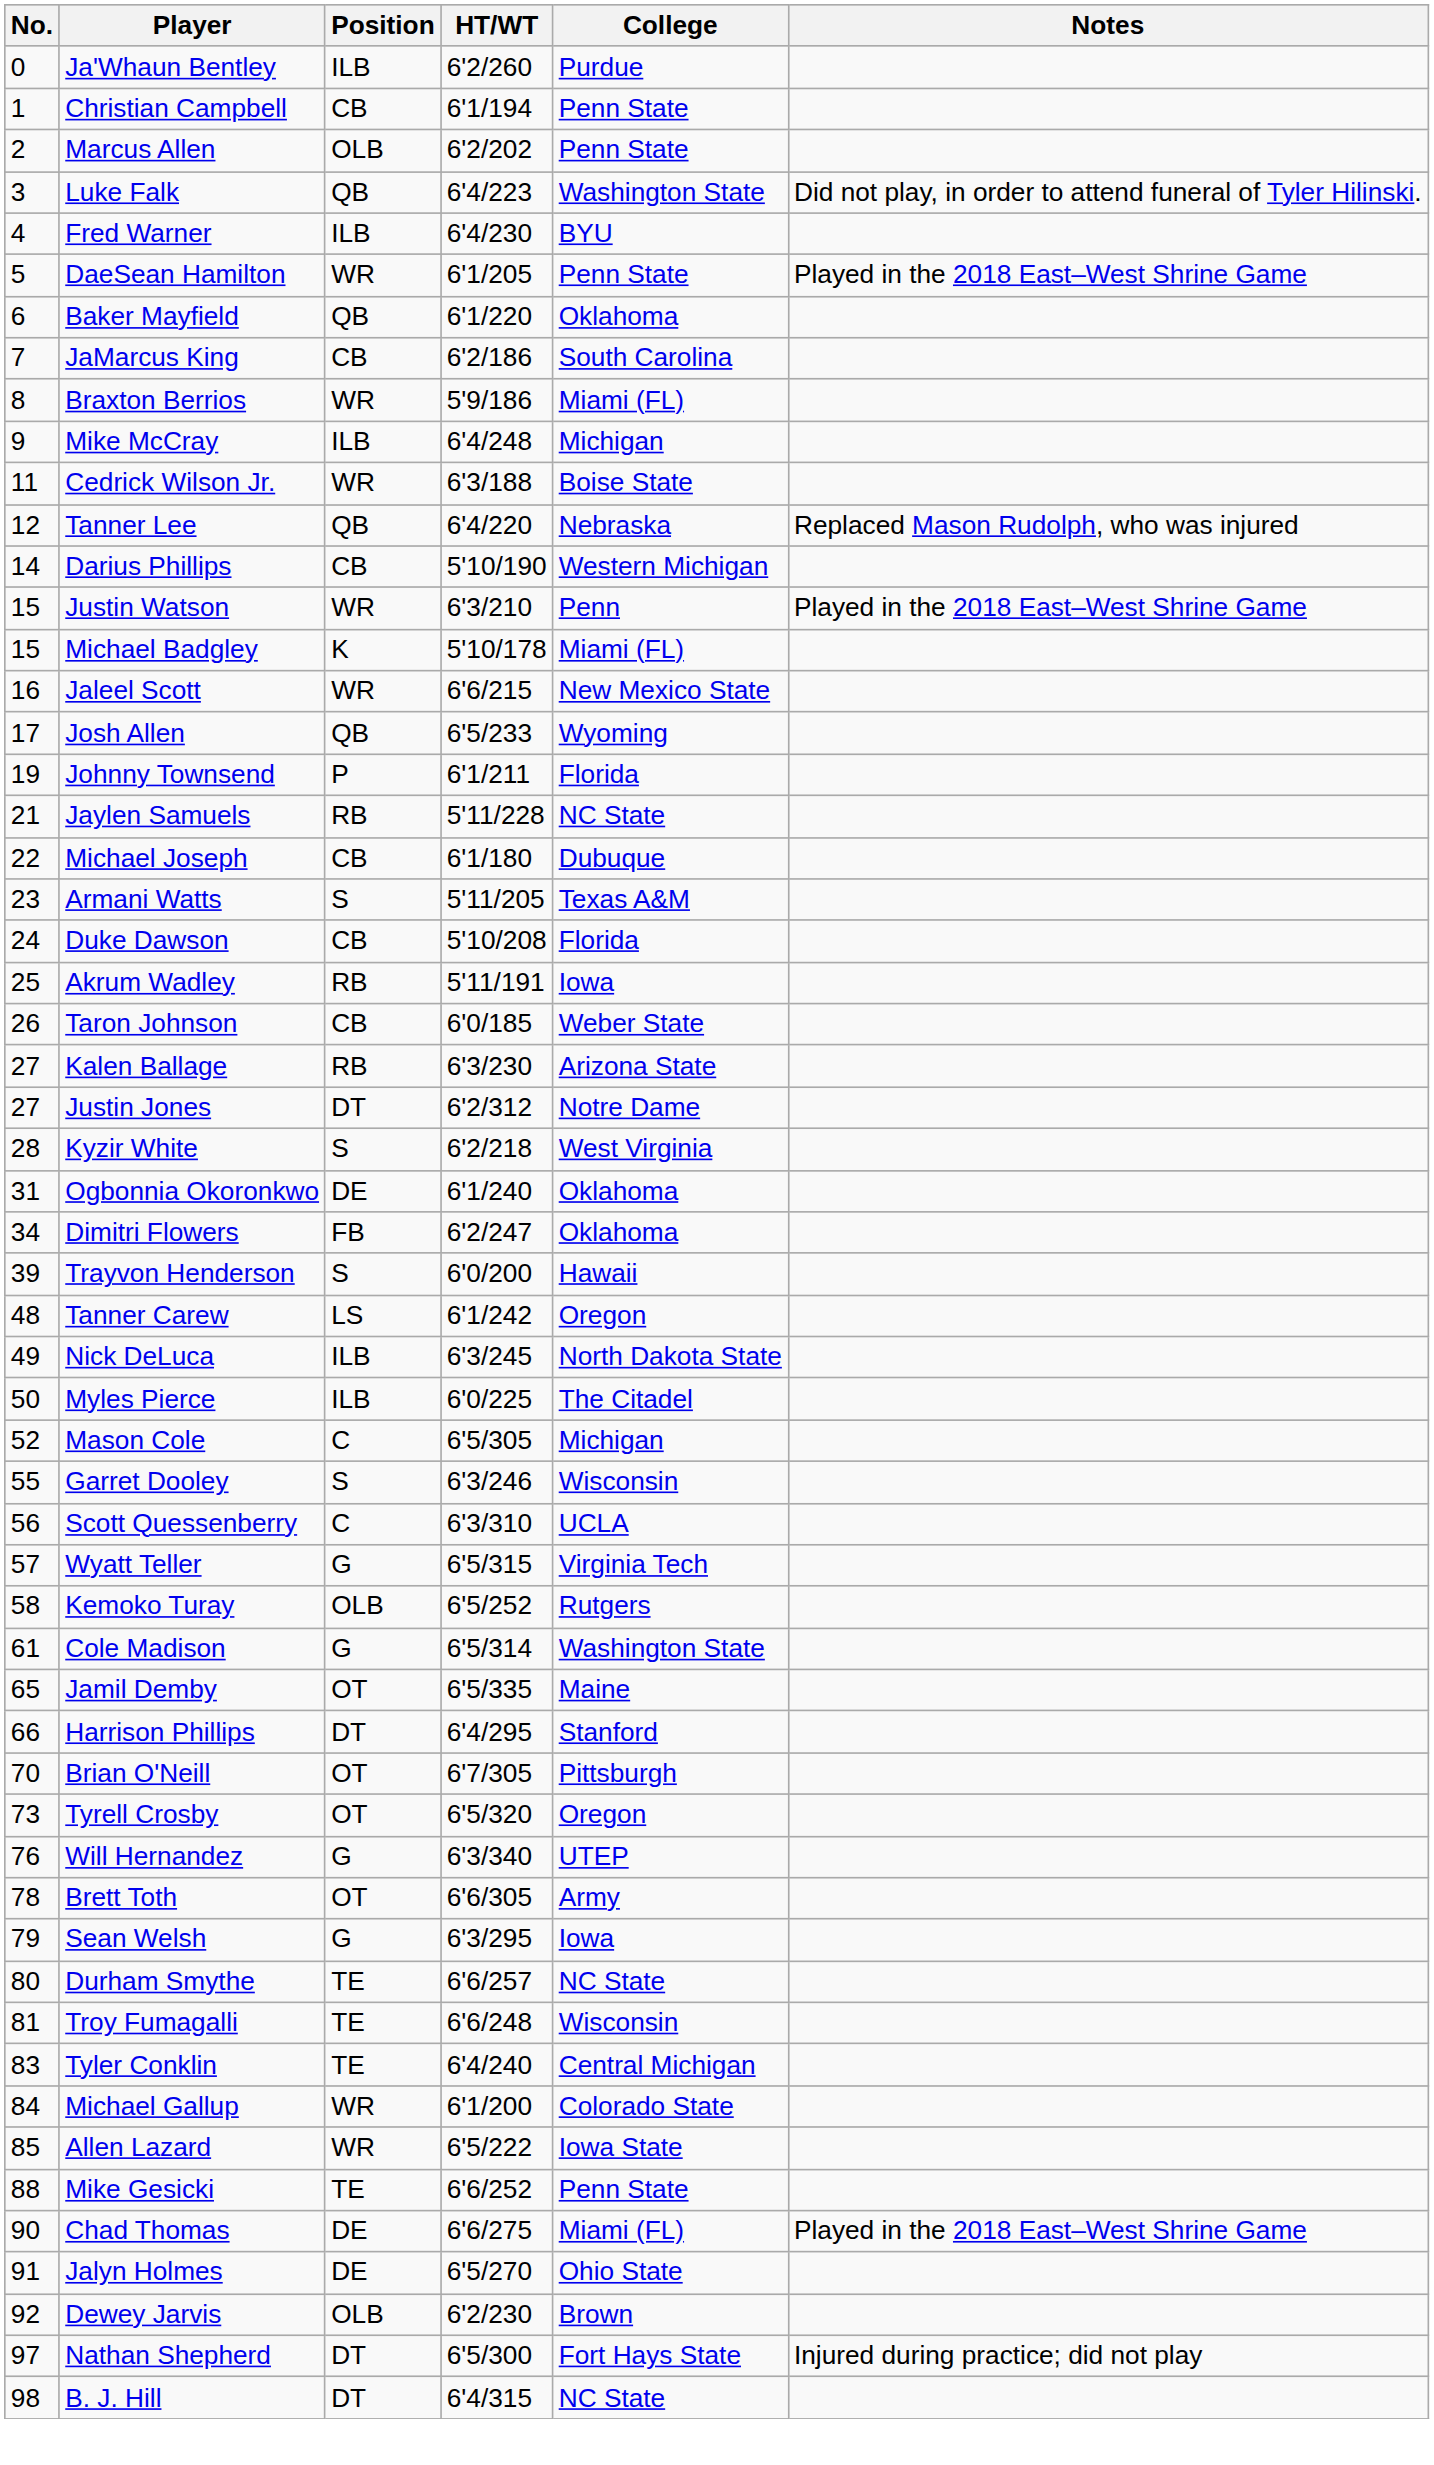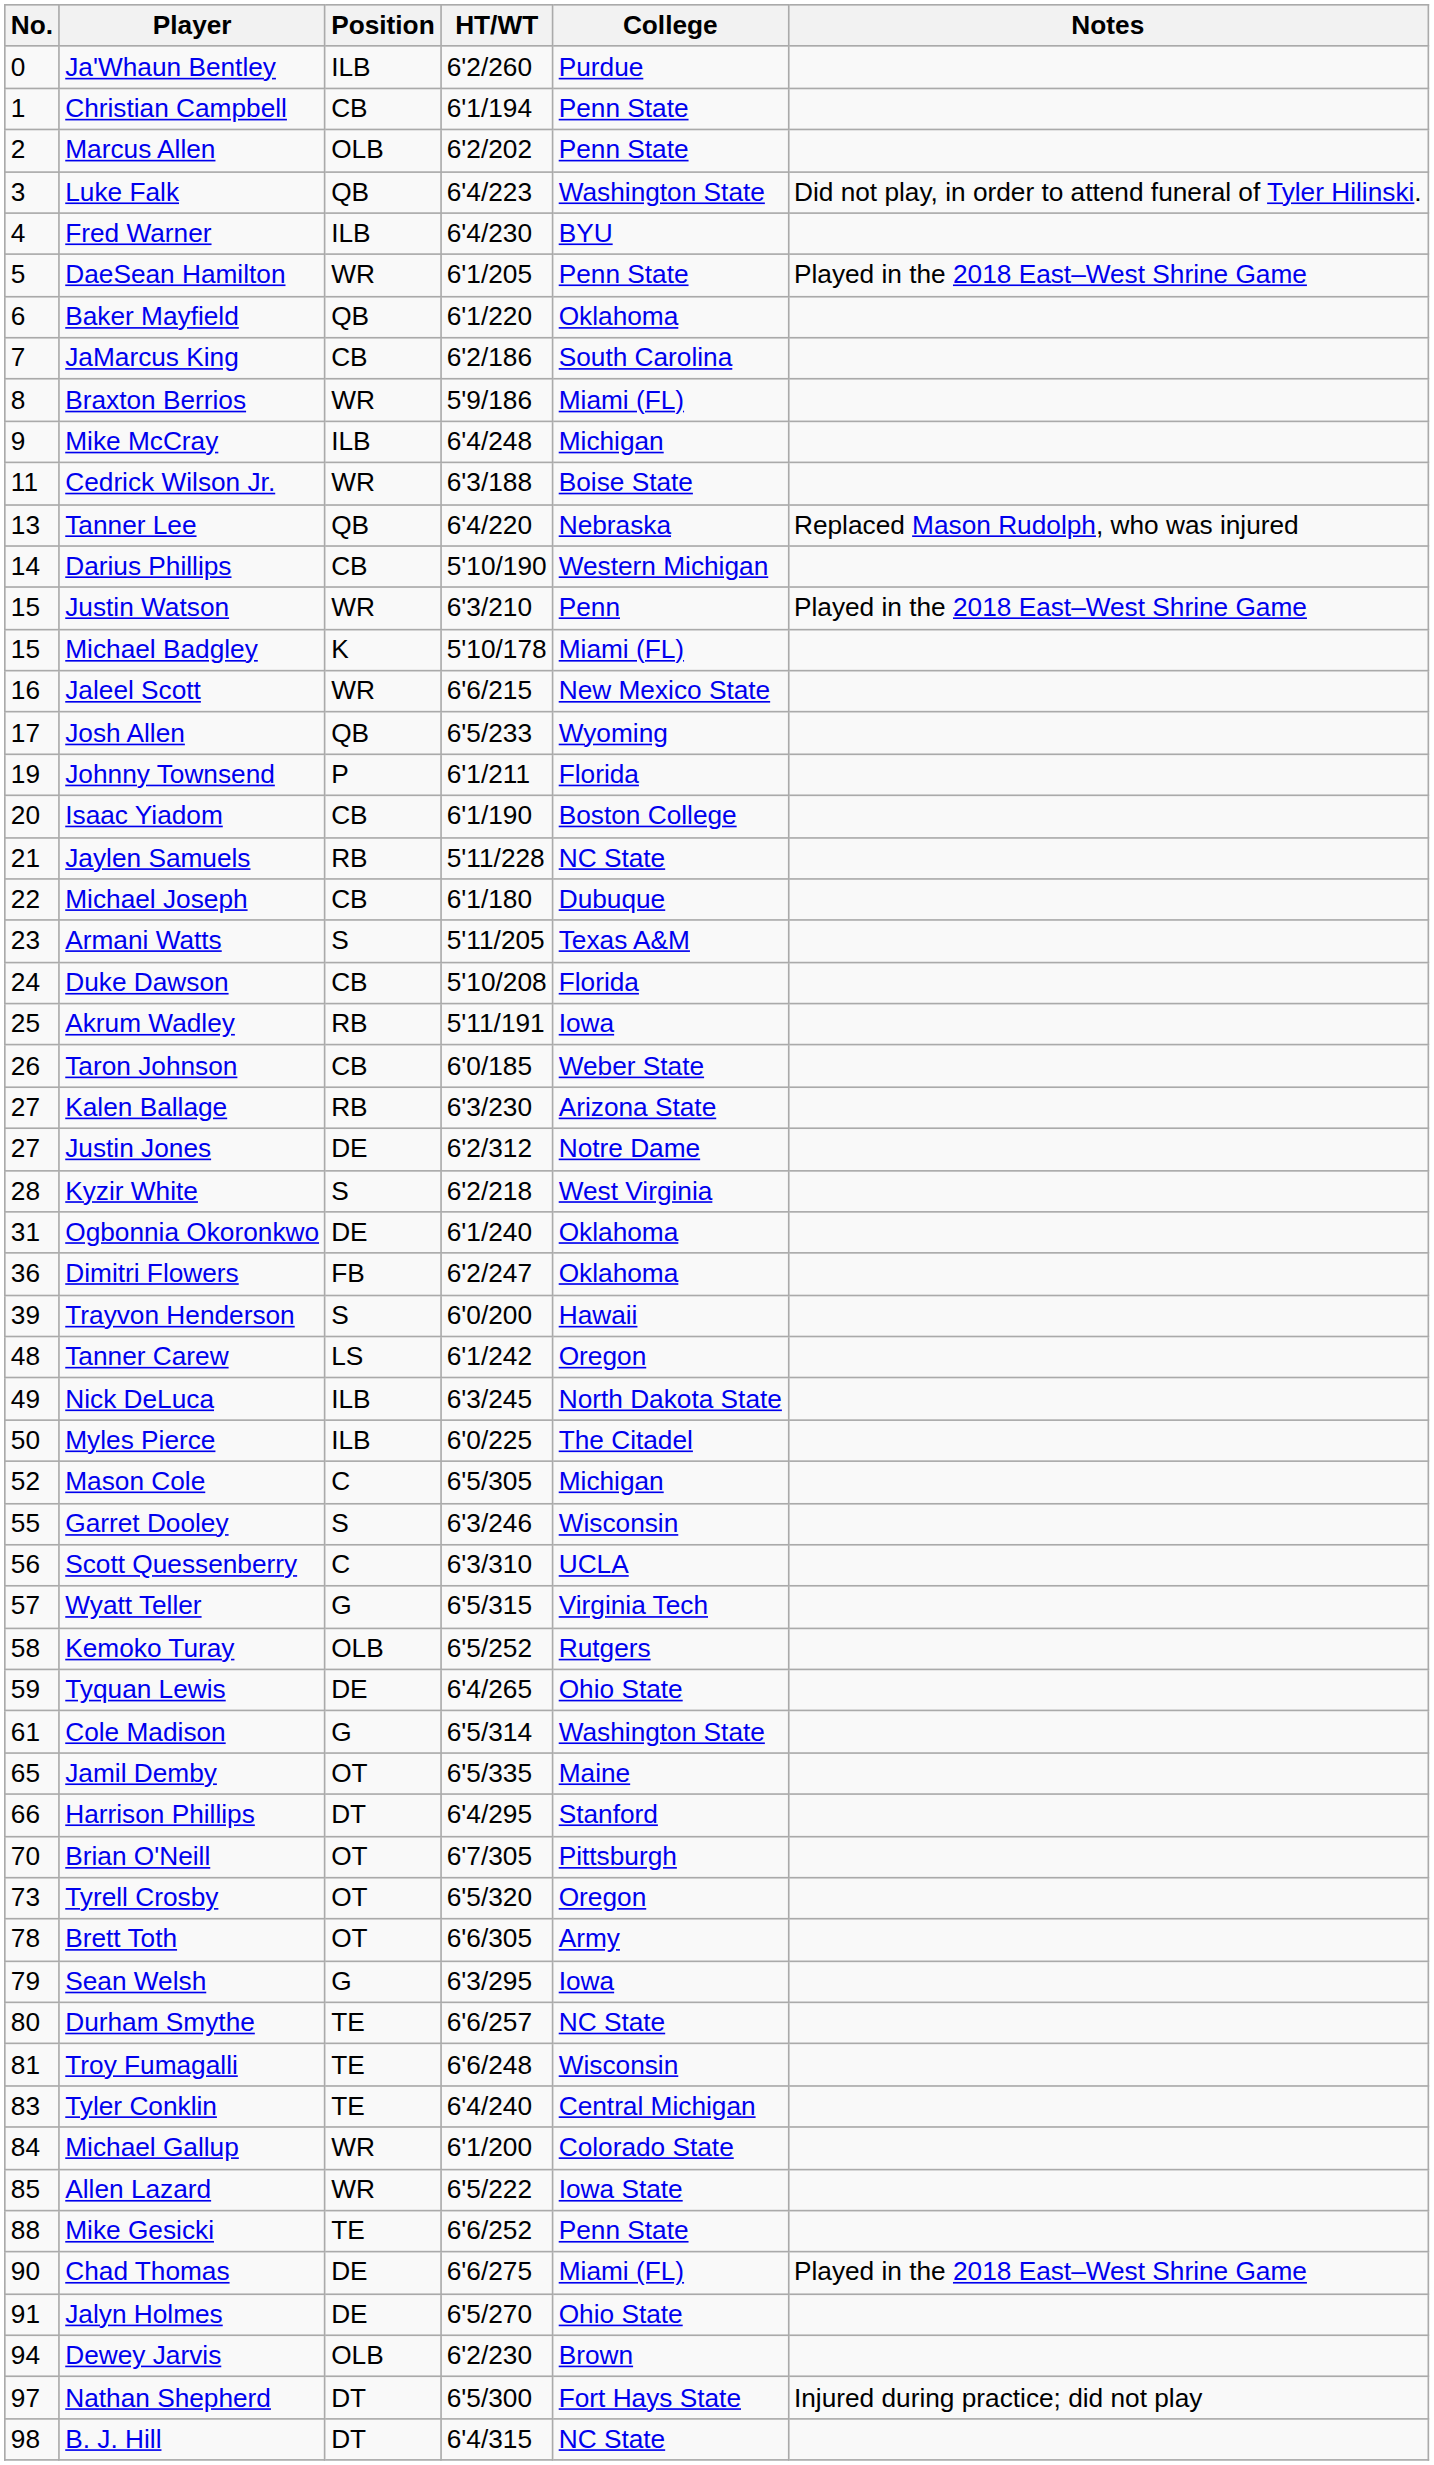(25, 524) 12 -> (25, 524) 13
+ row: (144, 815)
(349, 1107) DT -> (349, 1148) DE
(25, 1232) 34 -> (25, 1273) 36
+ row: (145, 1689)
- row: (154, 1856)
(25, 2314) 92 -> (25, 2355) 94
